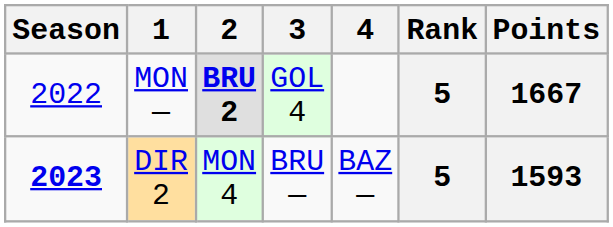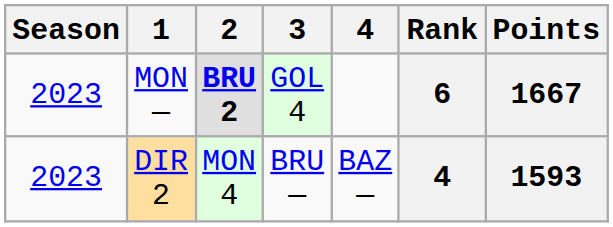(66, 95) 2022 -> (66, 95) 2023
(442, 95) 5 -> (442, 95) 6
(66, 179) bold -> (66, 179) normal
(442, 179) 5 -> (442, 179) 4
